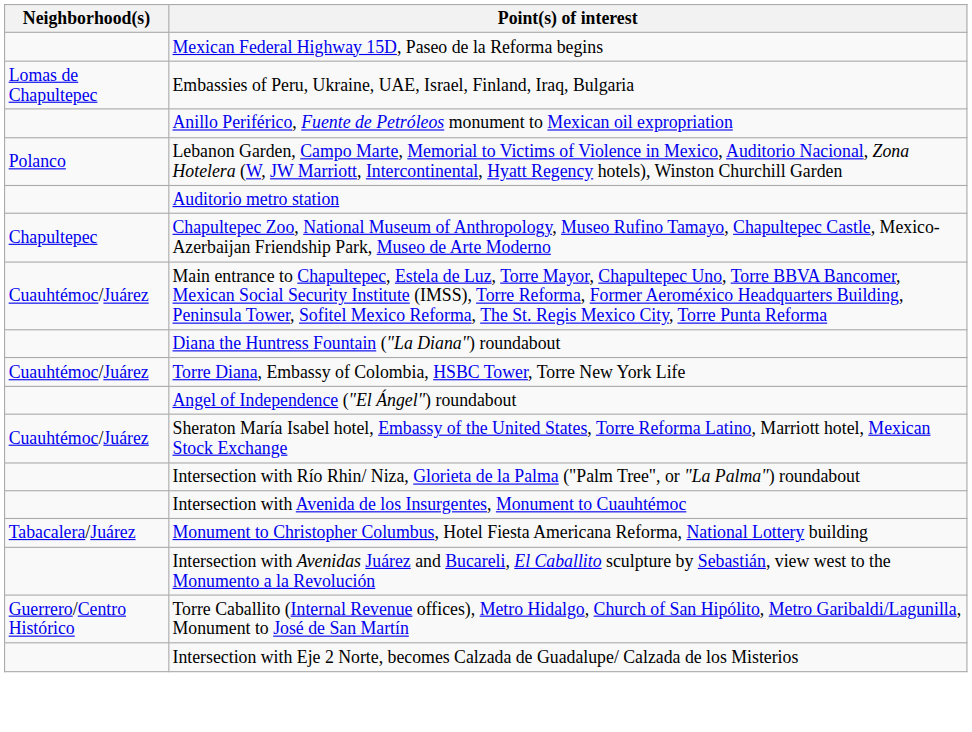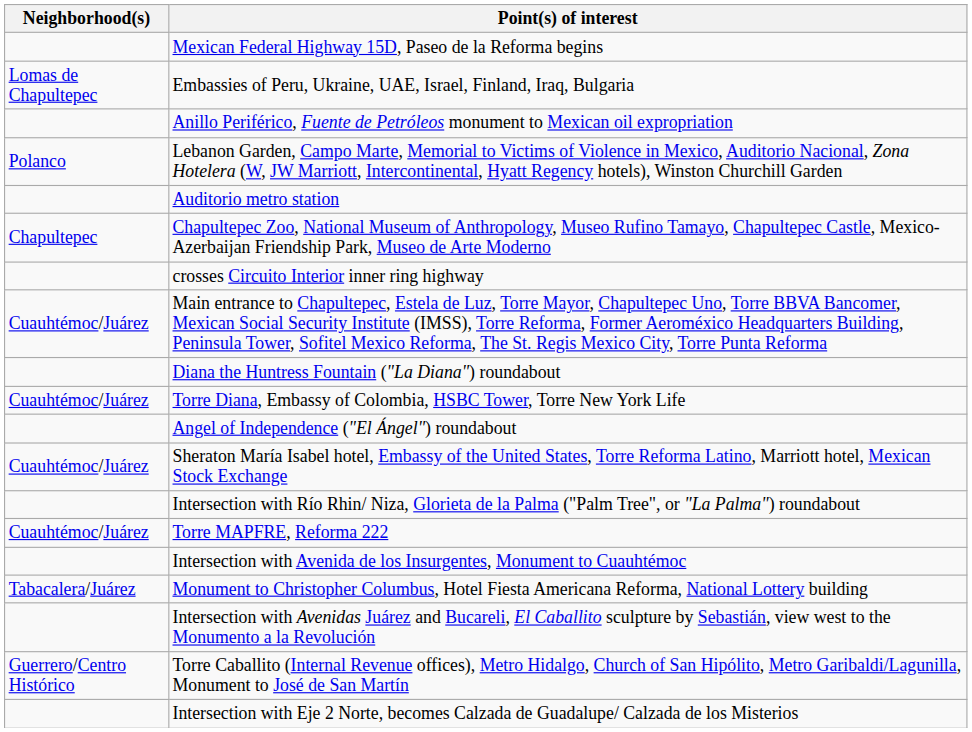+ row: (328, 275)
+ row: (280, 532)
